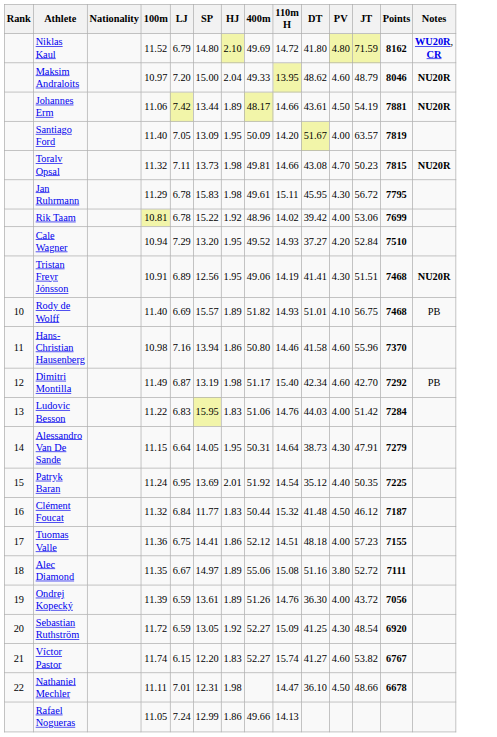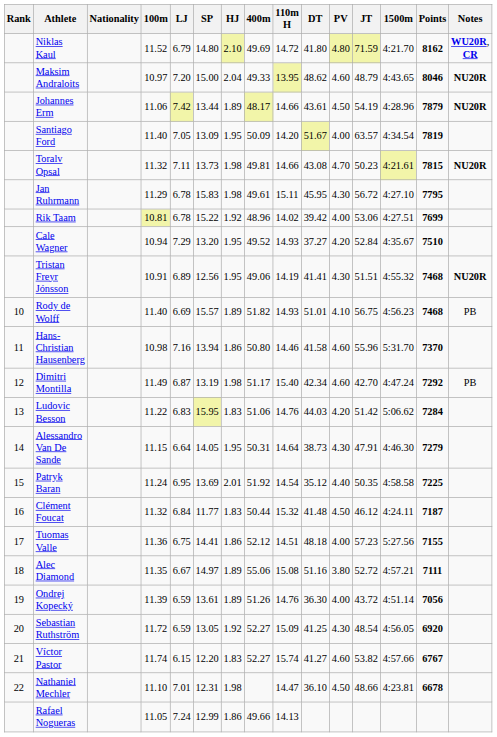+ column: (398, 19)
(396, 107) 7881 -> (432, 107) 7879
(341, 412) 4.00 -> (341, 412) 4.20
(156, 688) 11.11 -> (156, 688) 11.10
